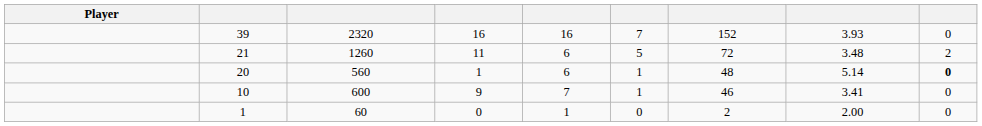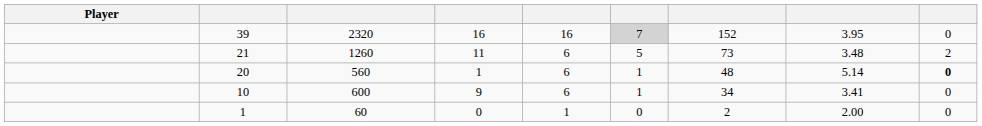(639, 33) no background -> (639, 33) lightgrey background
(853, 33) 3.93 -> (853, 33) 3.95
(727, 53) 72 -> (727, 53) 73
(567, 92) 7 -> (567, 92) 6
(727, 92) 46 -> (727, 92) 34
